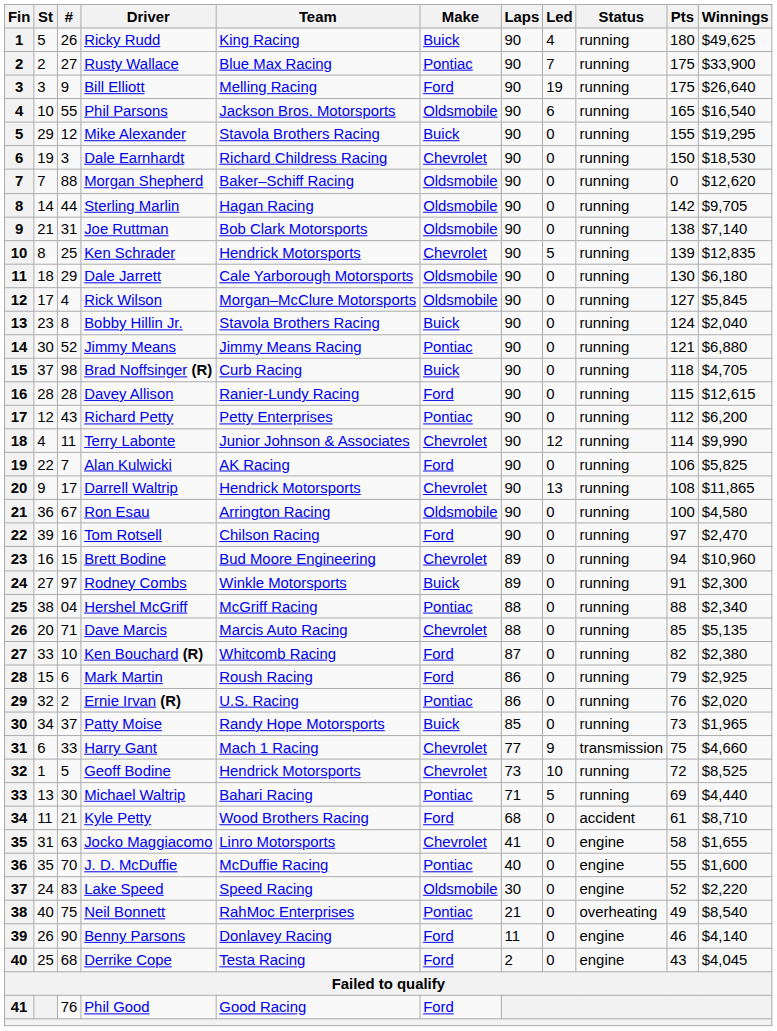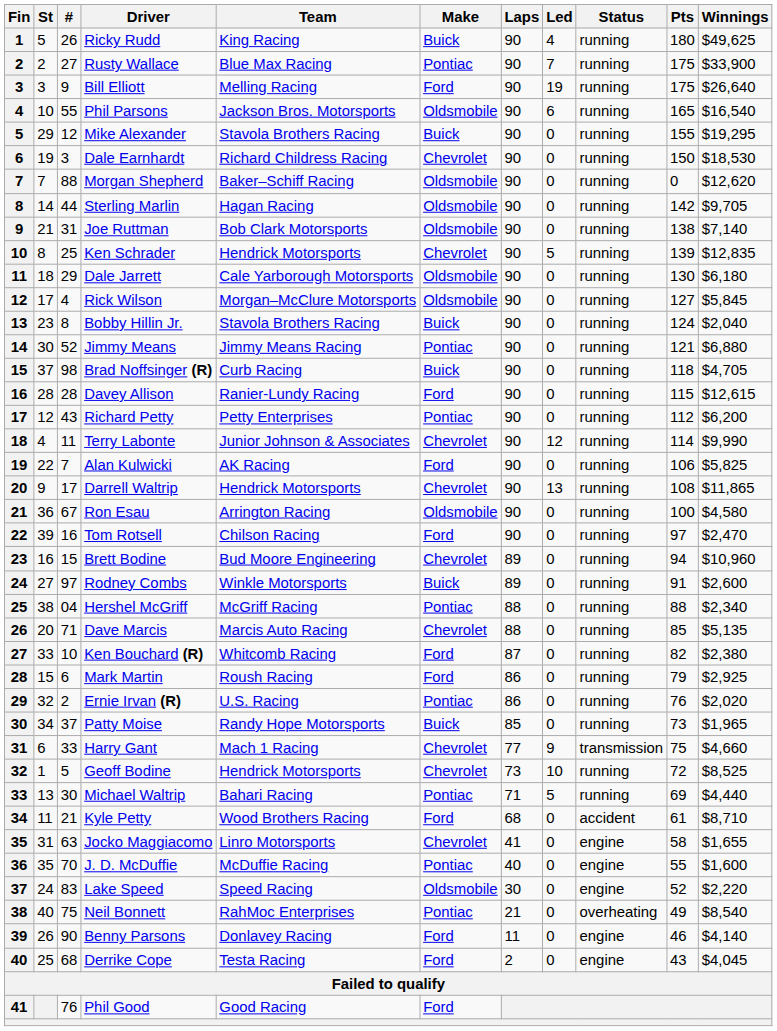(725, 582) $2,300 -> (725, 582) $2,600
